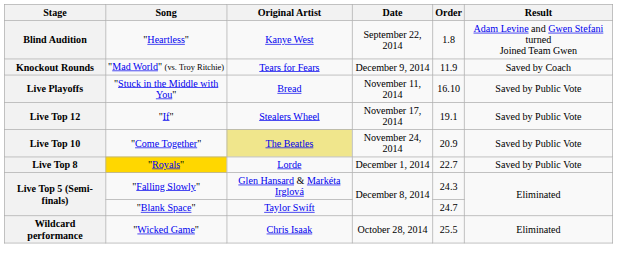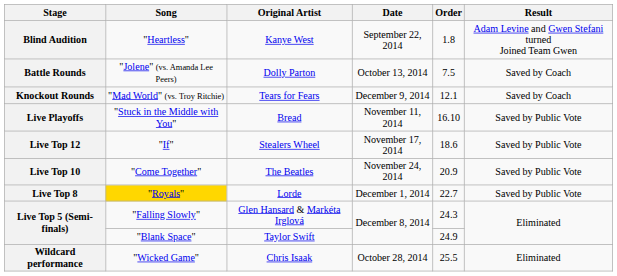+ row: (55, 73)
(449, 67) 11.9 -> (449, 96) 12.1
(449, 116) 19.1 -> (449, 145) 18.6
(289, 143) khaki background -> (289, 172) no background
(449, 208) 24.7 -> (449, 237) 24.9
